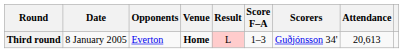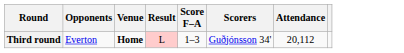- column: (96, 18)
(367, 39) 20,613 -> (301, 39) 20,112
